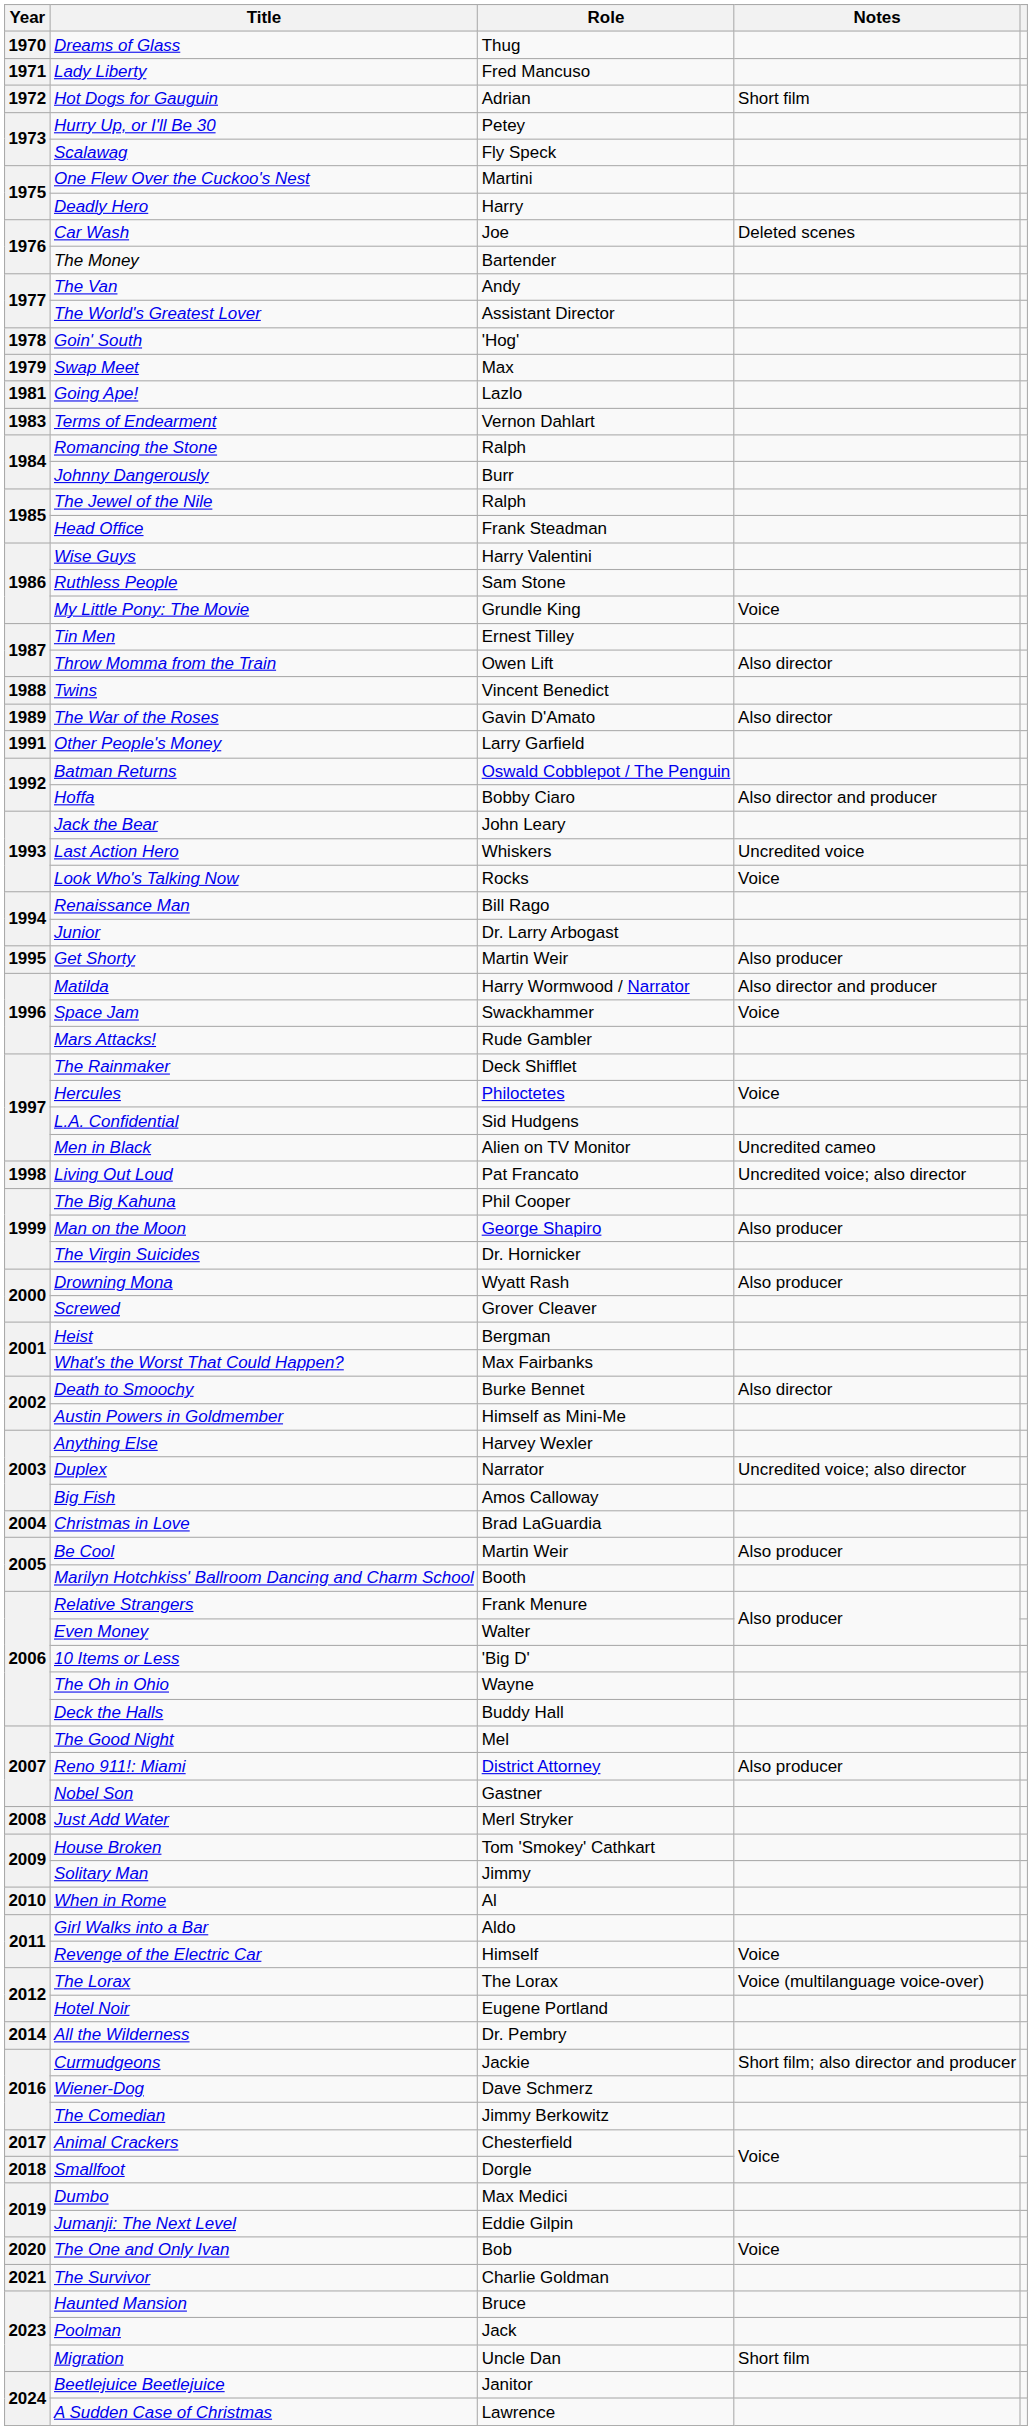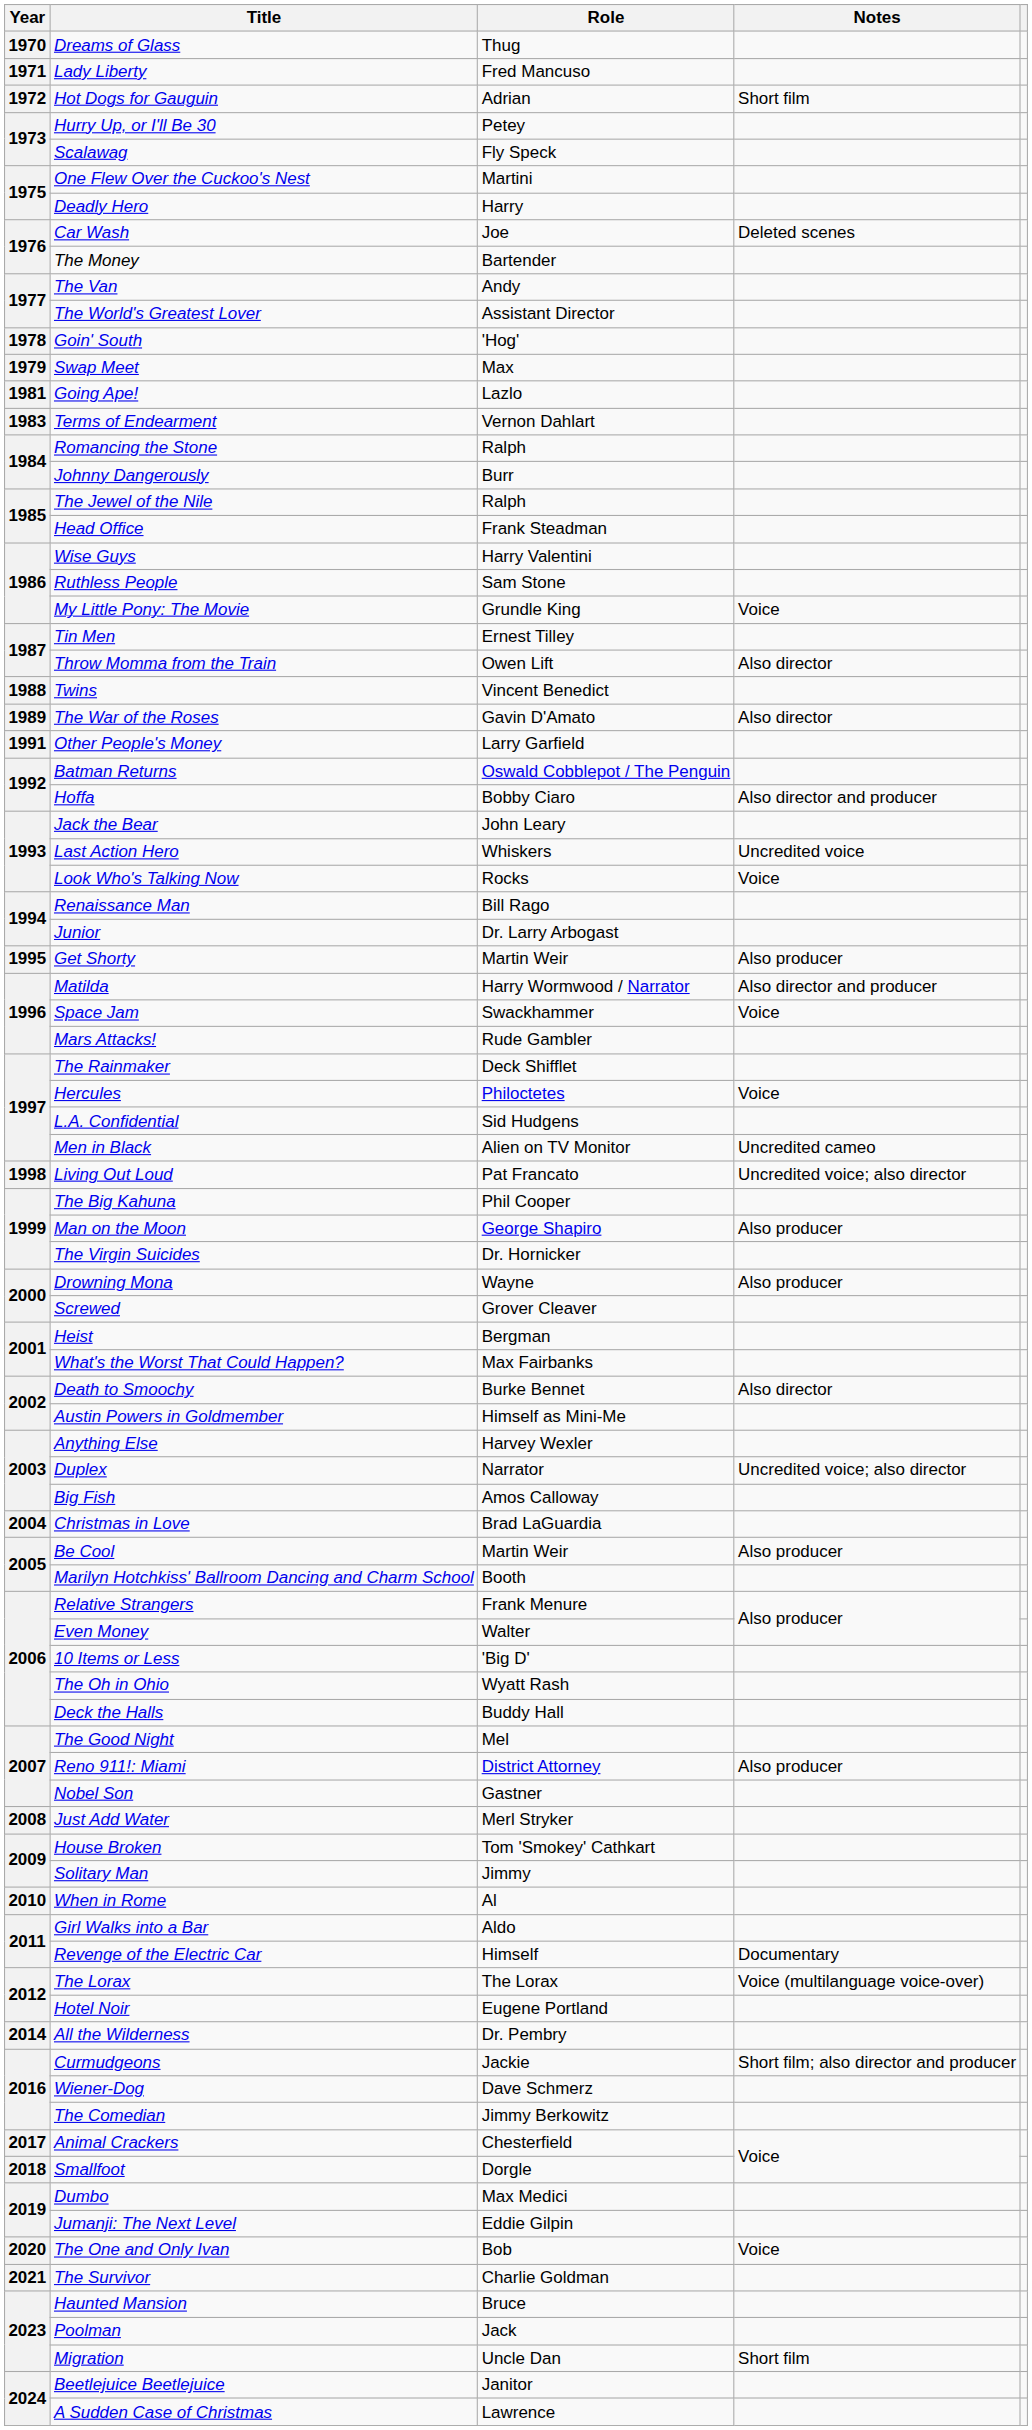(525, 1282) Wyatt Rash -> (508, 1282) Wayne
(508, 1685) Wayne -> (525, 1685) Wyatt Rash
(759, 1954) Voice -> (789, 1954) Documentary
